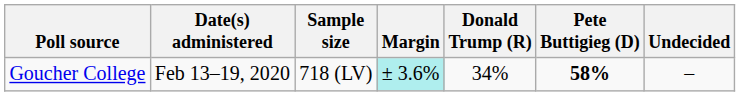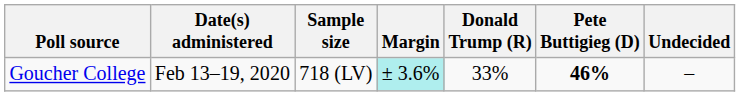(490, 74) 34% -> (490, 74) 33%
(590, 74) 58% -> (590, 74) 46%
